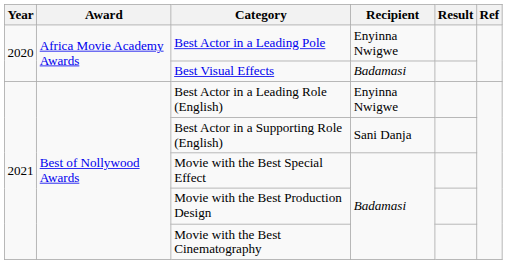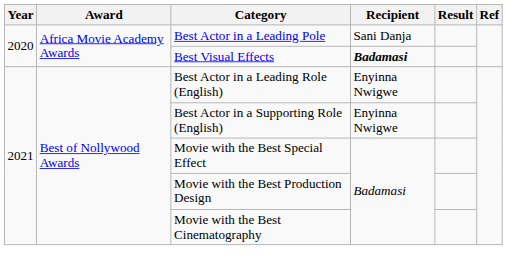(376, 43) Enyinna Nwigwe -> (382, 35) Sani Danja
(380, 71) normal -> (380, 56) bold
(383, 135) Sani Danja -> (376, 120) Enyinna Nwigwe
